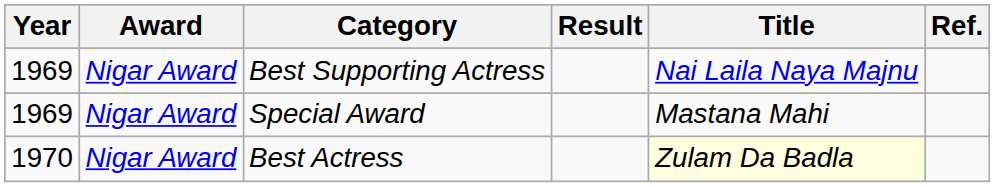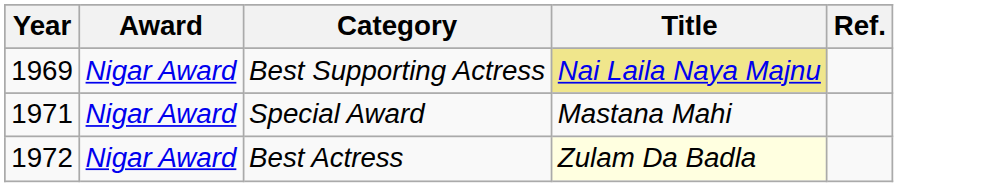- column: (600, 26)
(787, 70) no background -> (689, 70) khaki background
(42, 114) 1969 -> (42, 114) 1971
(42, 158) 1970 -> (42, 158) 1972
